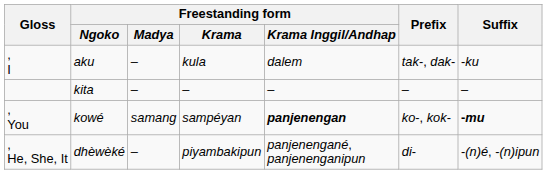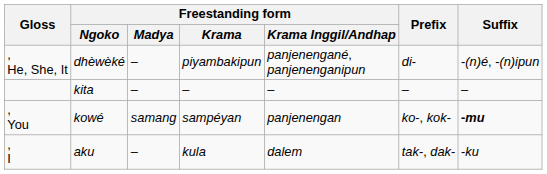rows swapped: (9, 62) <-> (38, 152)
(307, 117) bold -> (304, 117) normal
